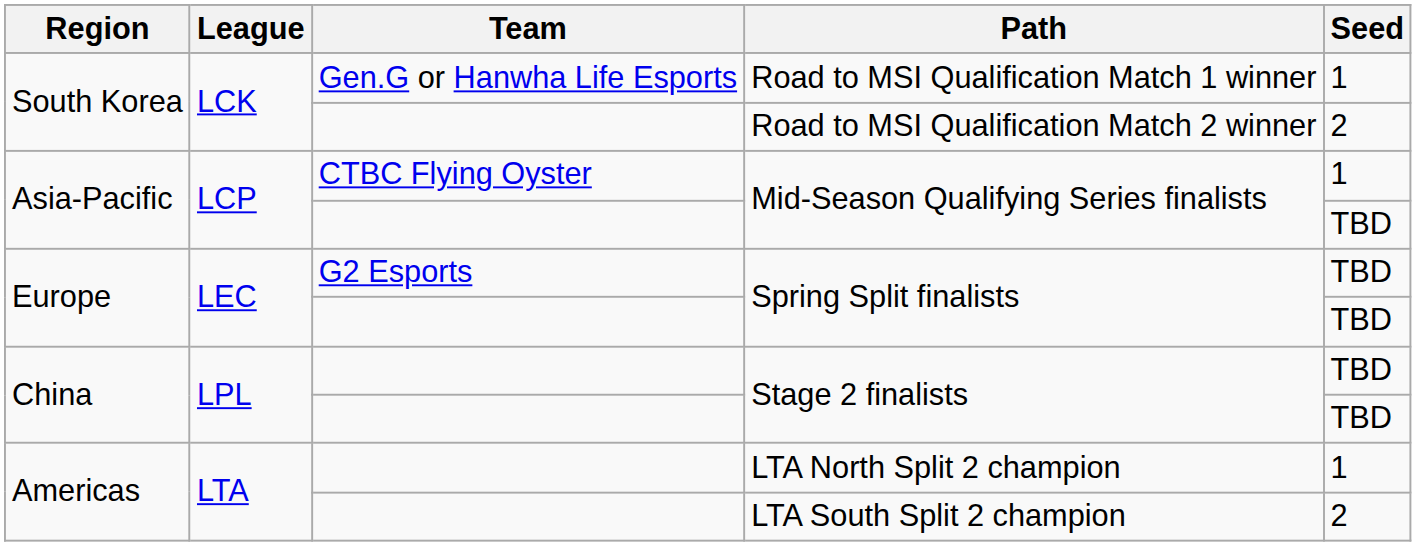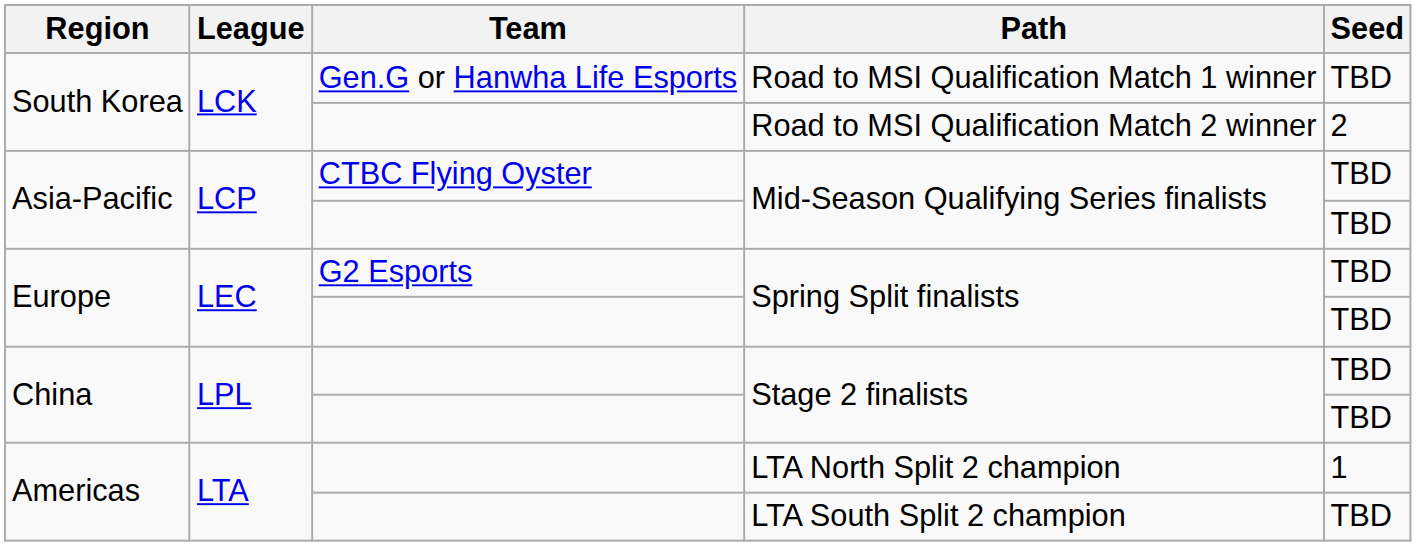(1339, 77) 1 -> (1361, 77) TBD
(1339, 175) 1 -> (1361, 175) TBD
(1339, 516) 2 -> (1361, 516) TBD
